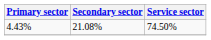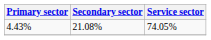(162, 27) 74.50% -> (162, 27) 74.05%
